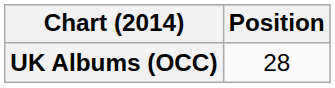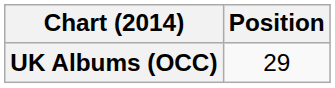(277, 62) 28 -> (277, 62) 29
